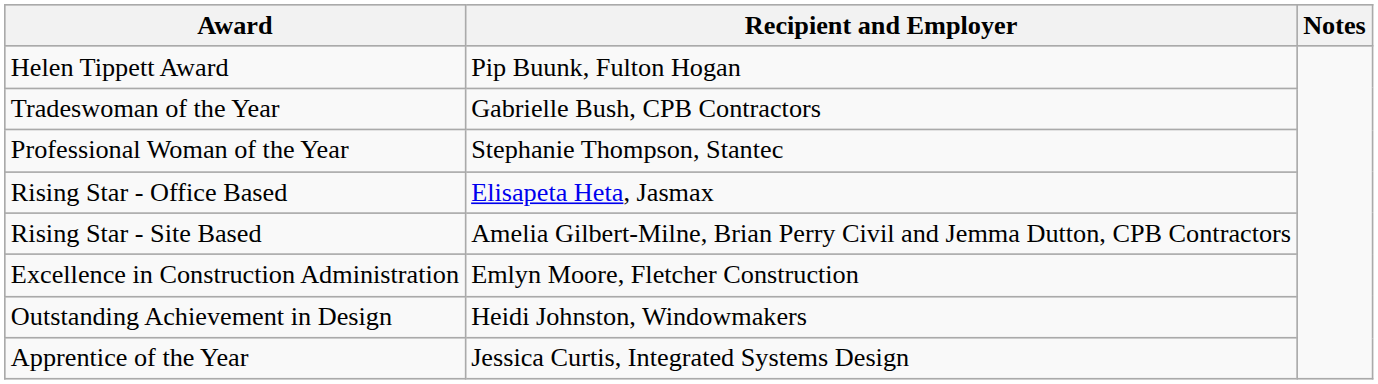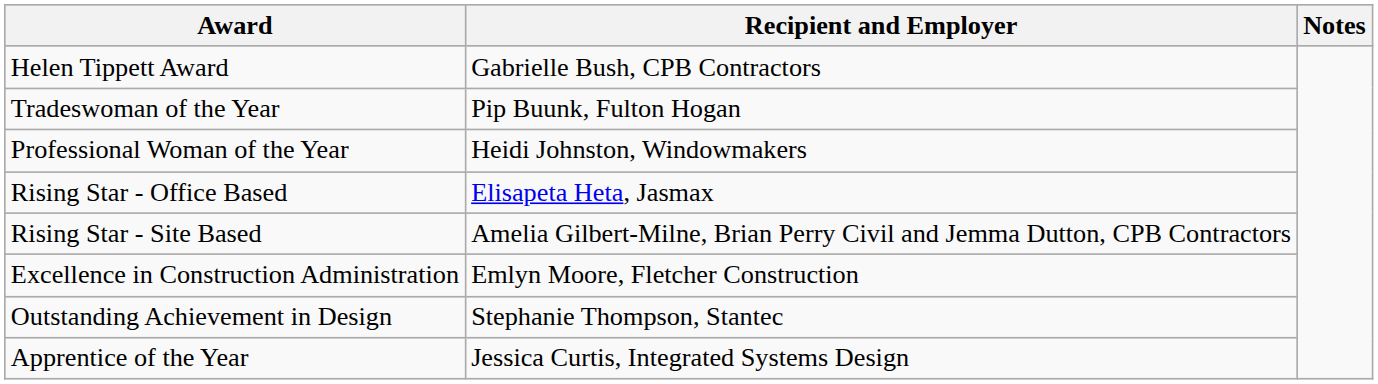(606, 66) Pip Buunk, Fulton Hogan -> (646, 66) Gabrielle Bush, CPB Contractors
(646, 108) Gabrielle Bush, CPB Contractors -> (606, 108) Pip Buunk, Fulton Hogan
(627, 150) Stephanie Thompson, Stantec -> (639, 150) Heidi Johnston, Windowmakers
(639, 316) Heidi Johnston, Windowmakers -> (627, 316) Stephanie Thompson, Stantec
